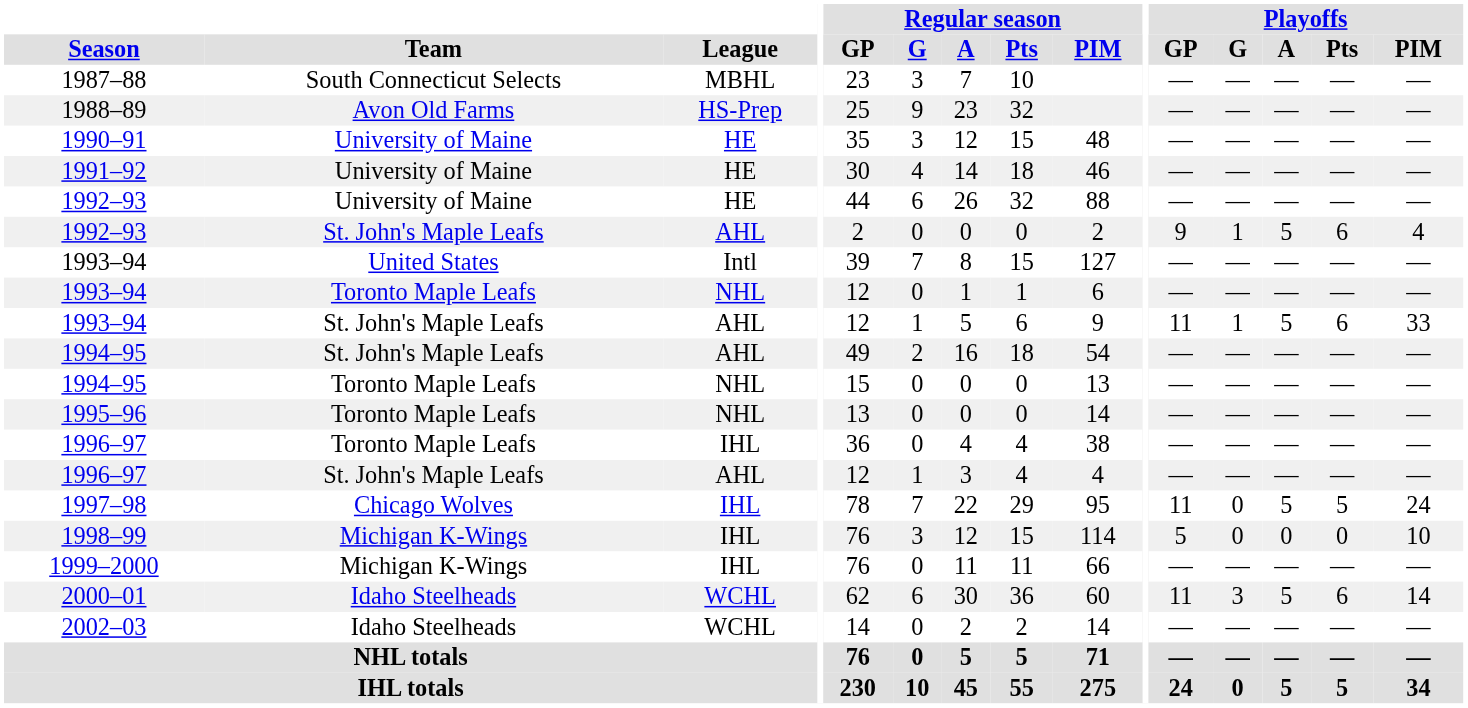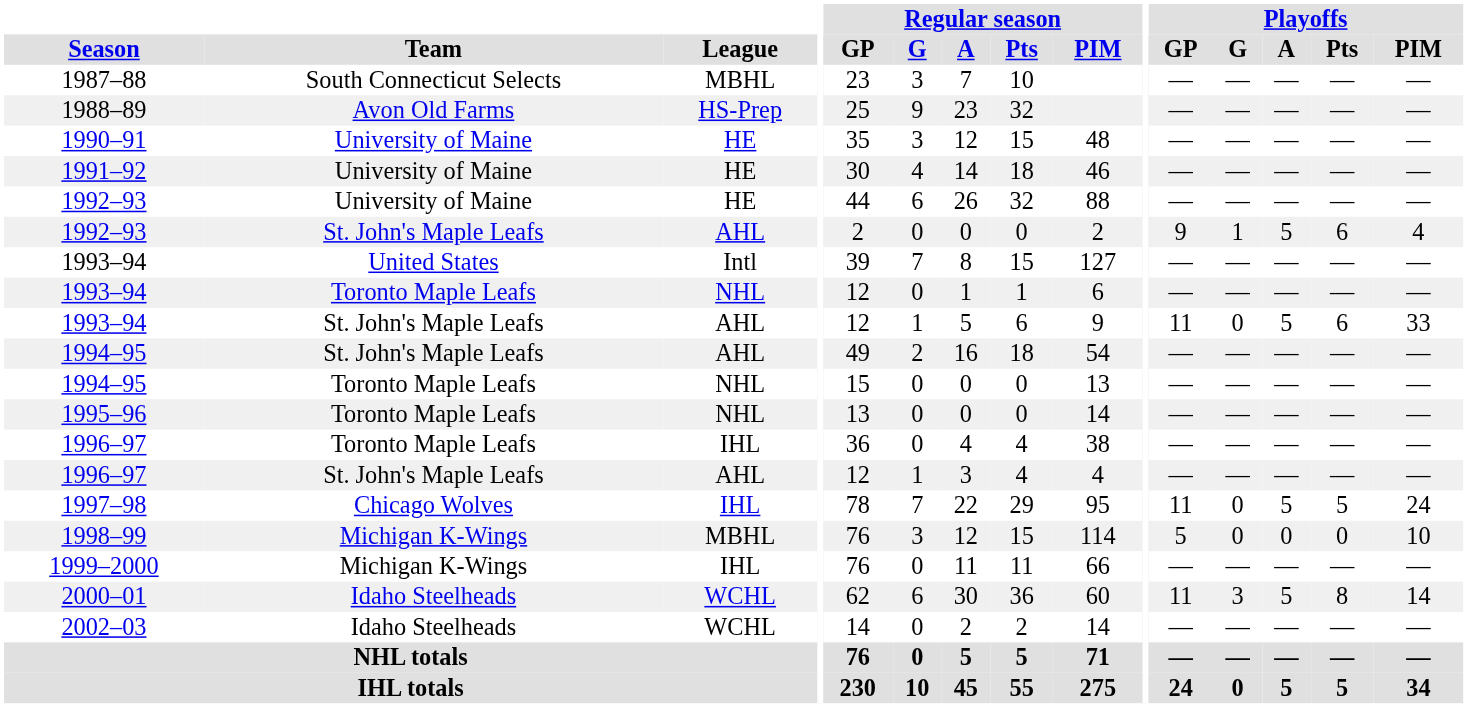(1238, 322) 1 -> (1238, 322) 0
(740, 535) IHL -> (740, 535) MBHL
(1342, 596) 6 -> (1342, 596) 8
